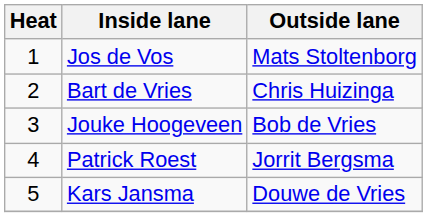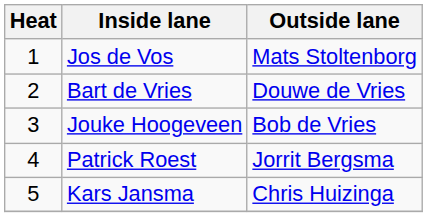(323, 90) Chris Huizinga -> (329, 90) Douwe de Vries
(329, 194) Douwe de Vries -> (323, 194) Chris Huizinga
